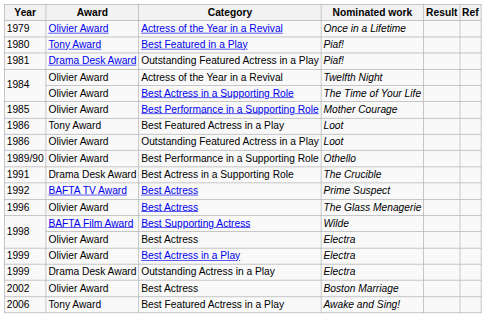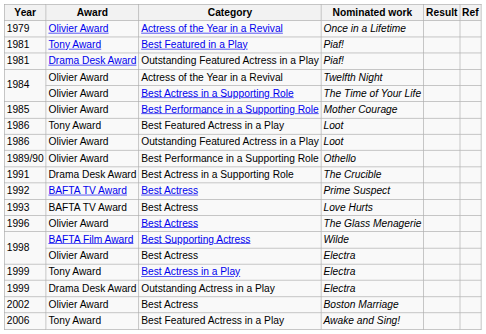(18, 45) 1980 -> (18, 45) 1981
+ row: (170, 207)
(78, 256) Olivier Award -> (75, 272) Tony Award
